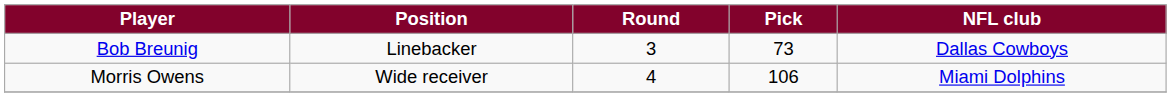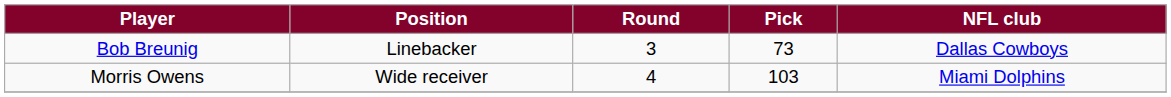(783, 77) 106 -> (783, 77) 103
